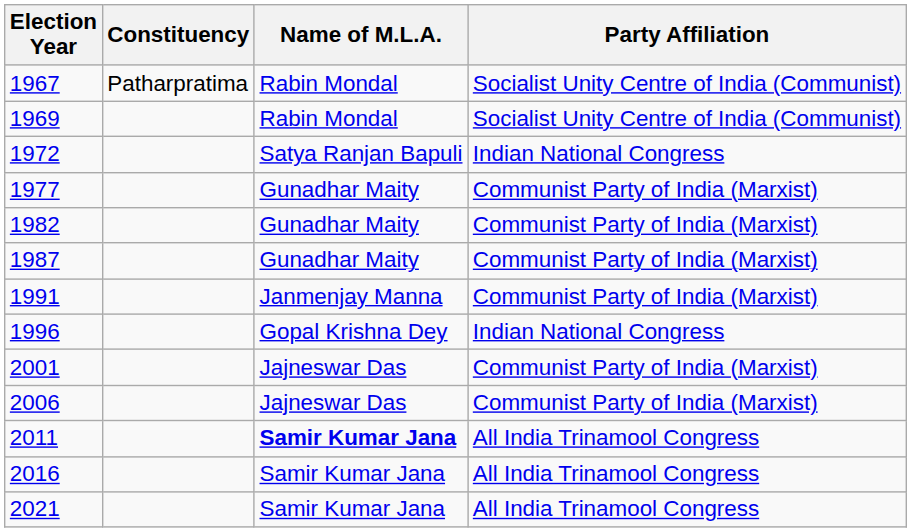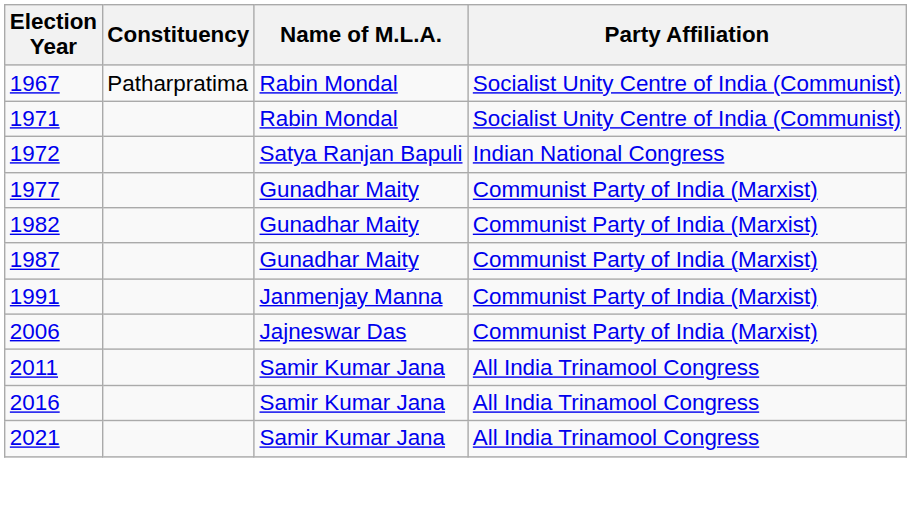- row: (35, 118)
+ row: (35, 118)
- row: (35, 331)
- row: (35, 367)
(358, 438) bold -> (352, 367) normal
